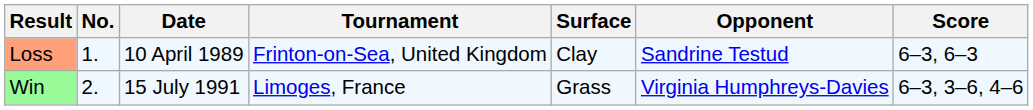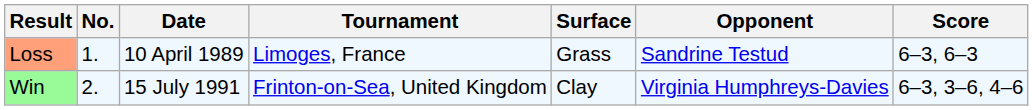(400, 53) Frinton-on-Sea, United Kingdom -> (329, 53) Limoges, France
(577, 53) Clay -> (584, 53) Grass
(329, 87) Limoges, France -> (400, 87) Frinton-on-Sea, United Kingdom
(584, 87) Grass -> (577, 87) Clay
